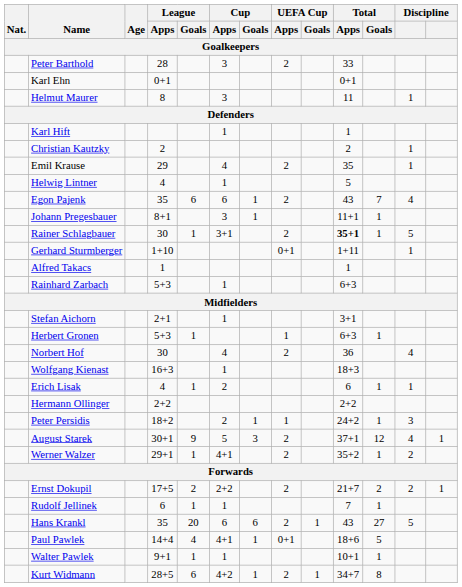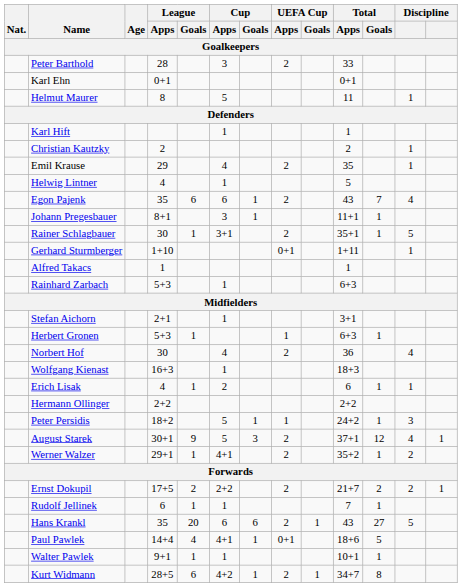(224, 98) 3 -> (224, 98) 5
(348, 234) bold -> (348, 234) normal
(224, 421) 2 -> (224, 421) 5
